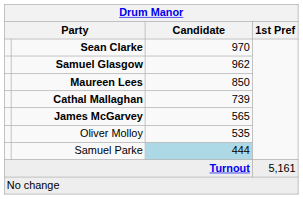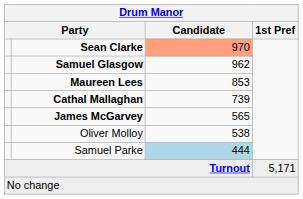(241, 47) no background -> (241, 47) lightsalmon background
(241, 82) 850 -> (241, 82) 853
(241, 133) 535 -> (241, 133) 538
(282, 168) 5,161 -> (282, 168) 5,171
